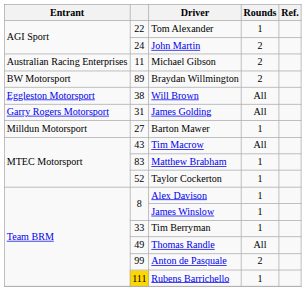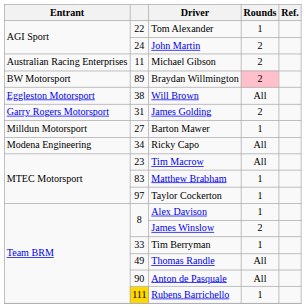(260, 78) no background -> (260, 78) pink background
(260, 112) All -> (260, 112) 2
+ row: (175, 145)
(139, 145) 43 -> (139, 161) 23
(139, 178) 52 -> (139, 195) 97
(260, 211) 1 -> (260, 228) 2
(139, 261) 99 -> (139, 278) 90
(260, 261) 2 -> (260, 278) All
